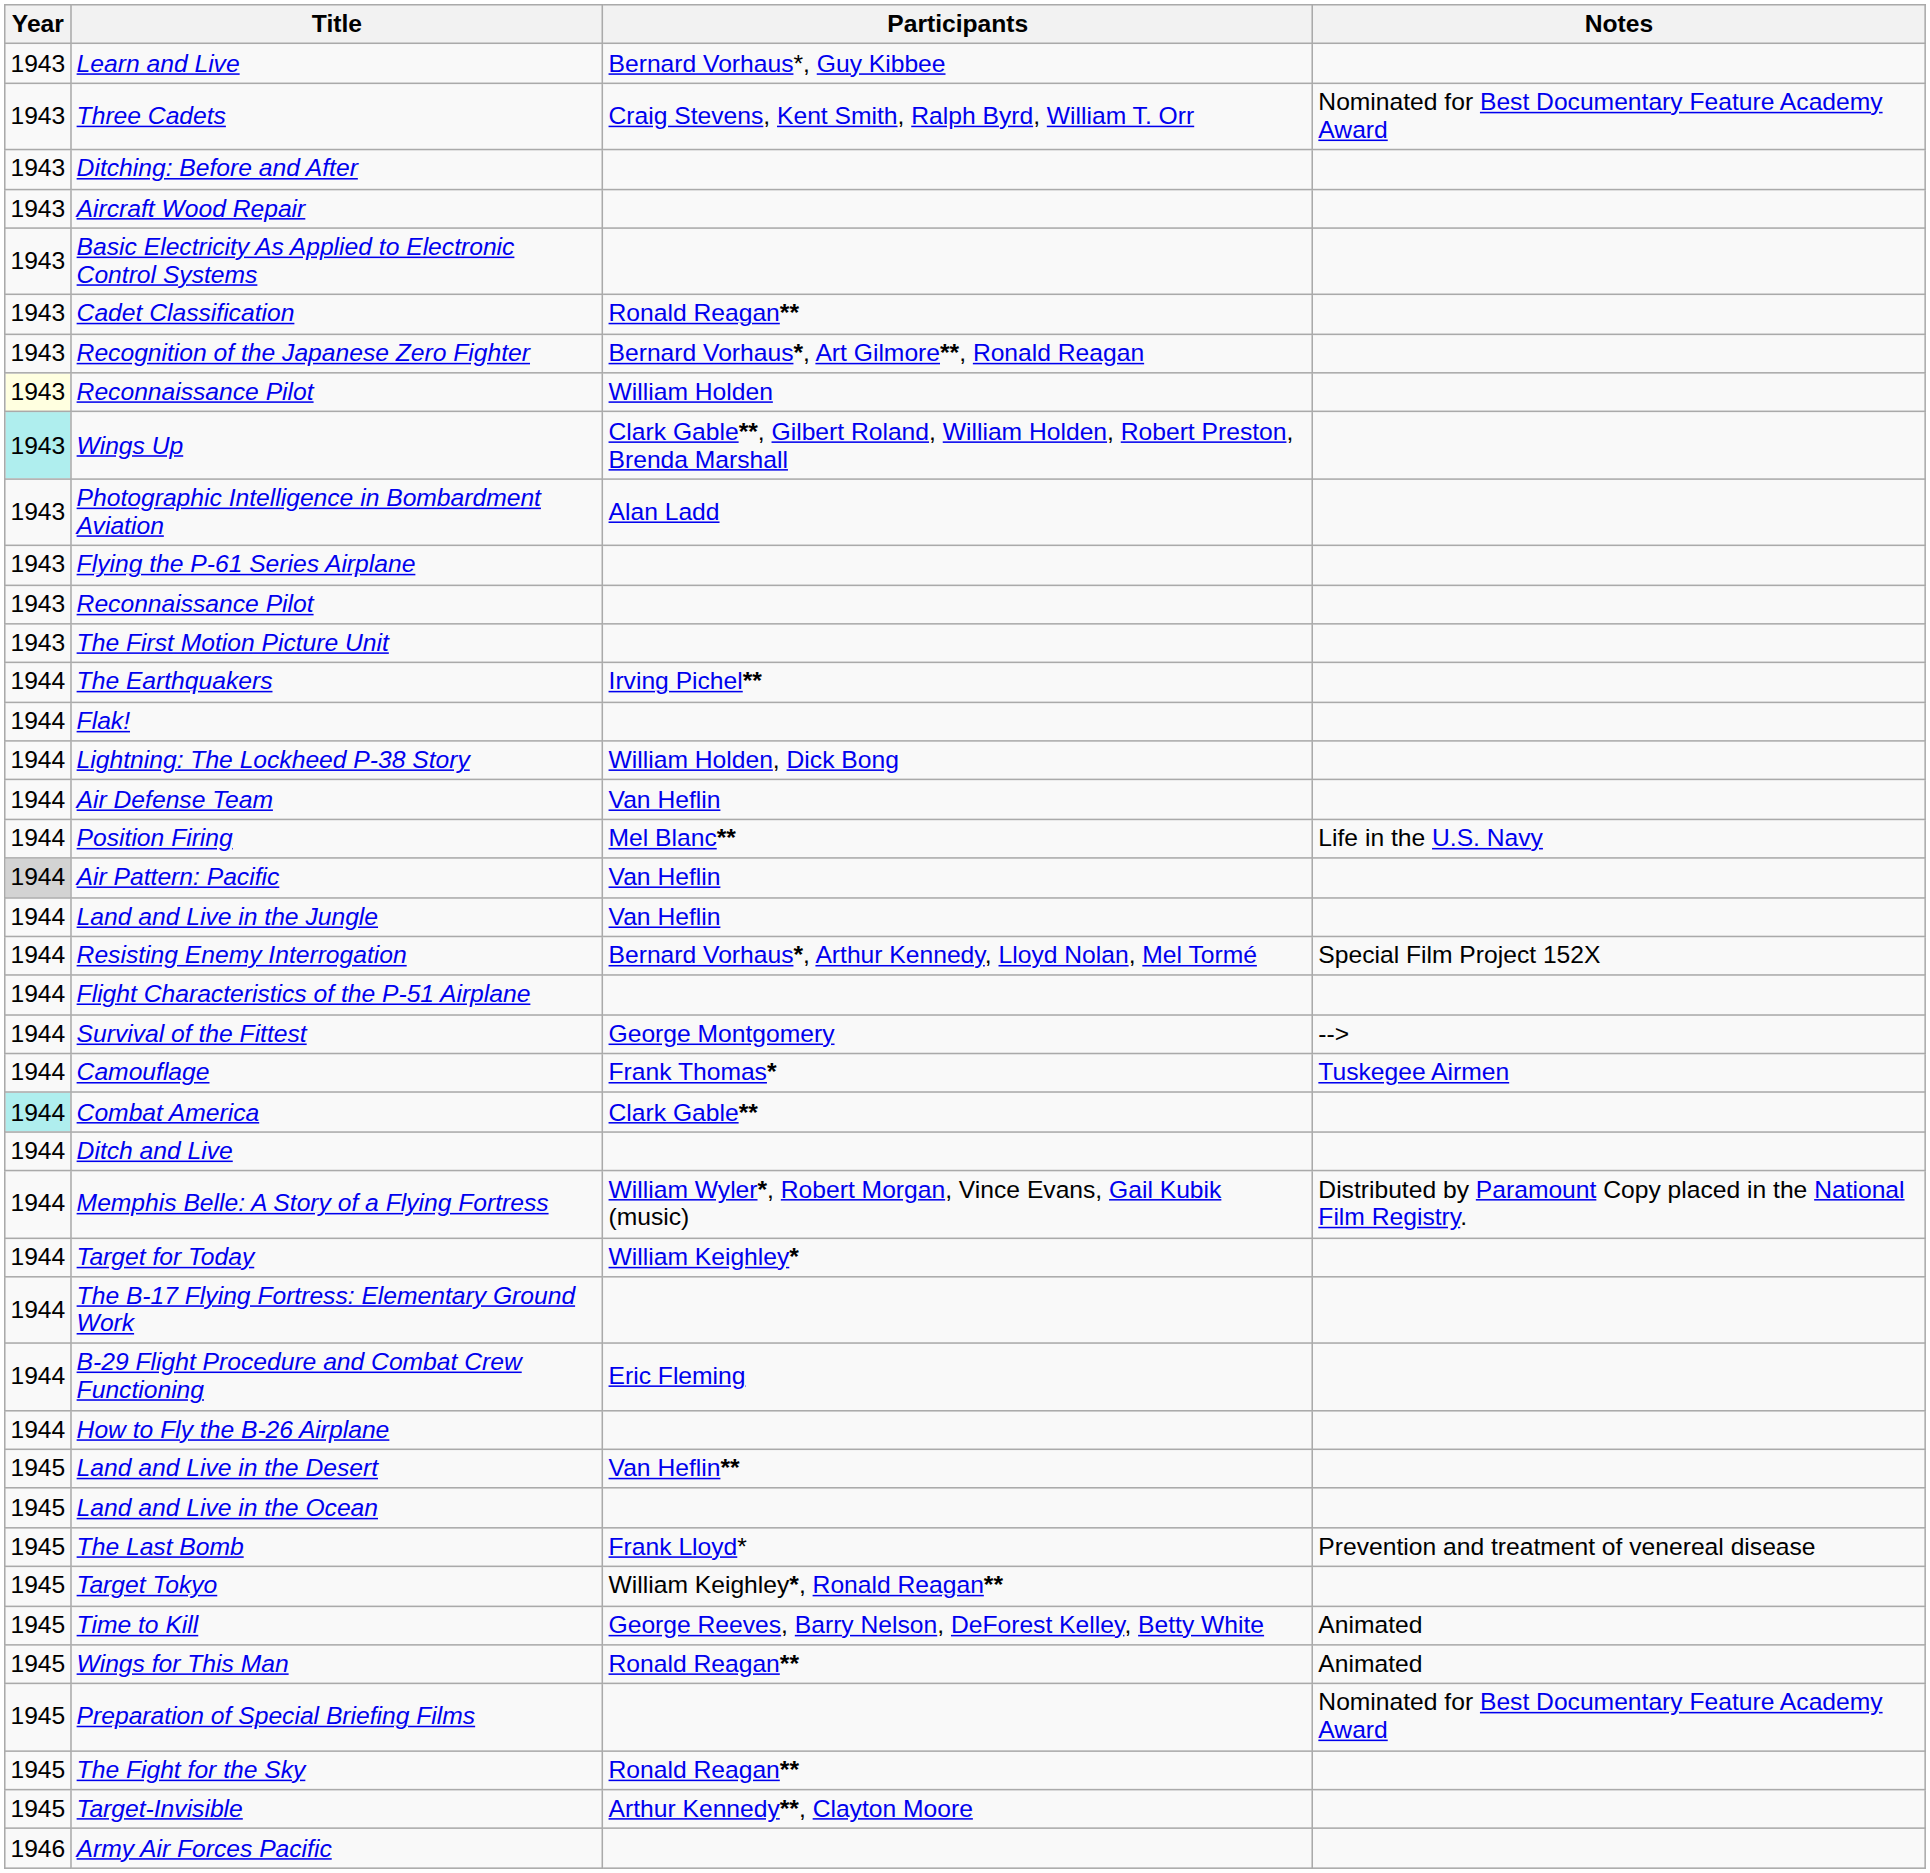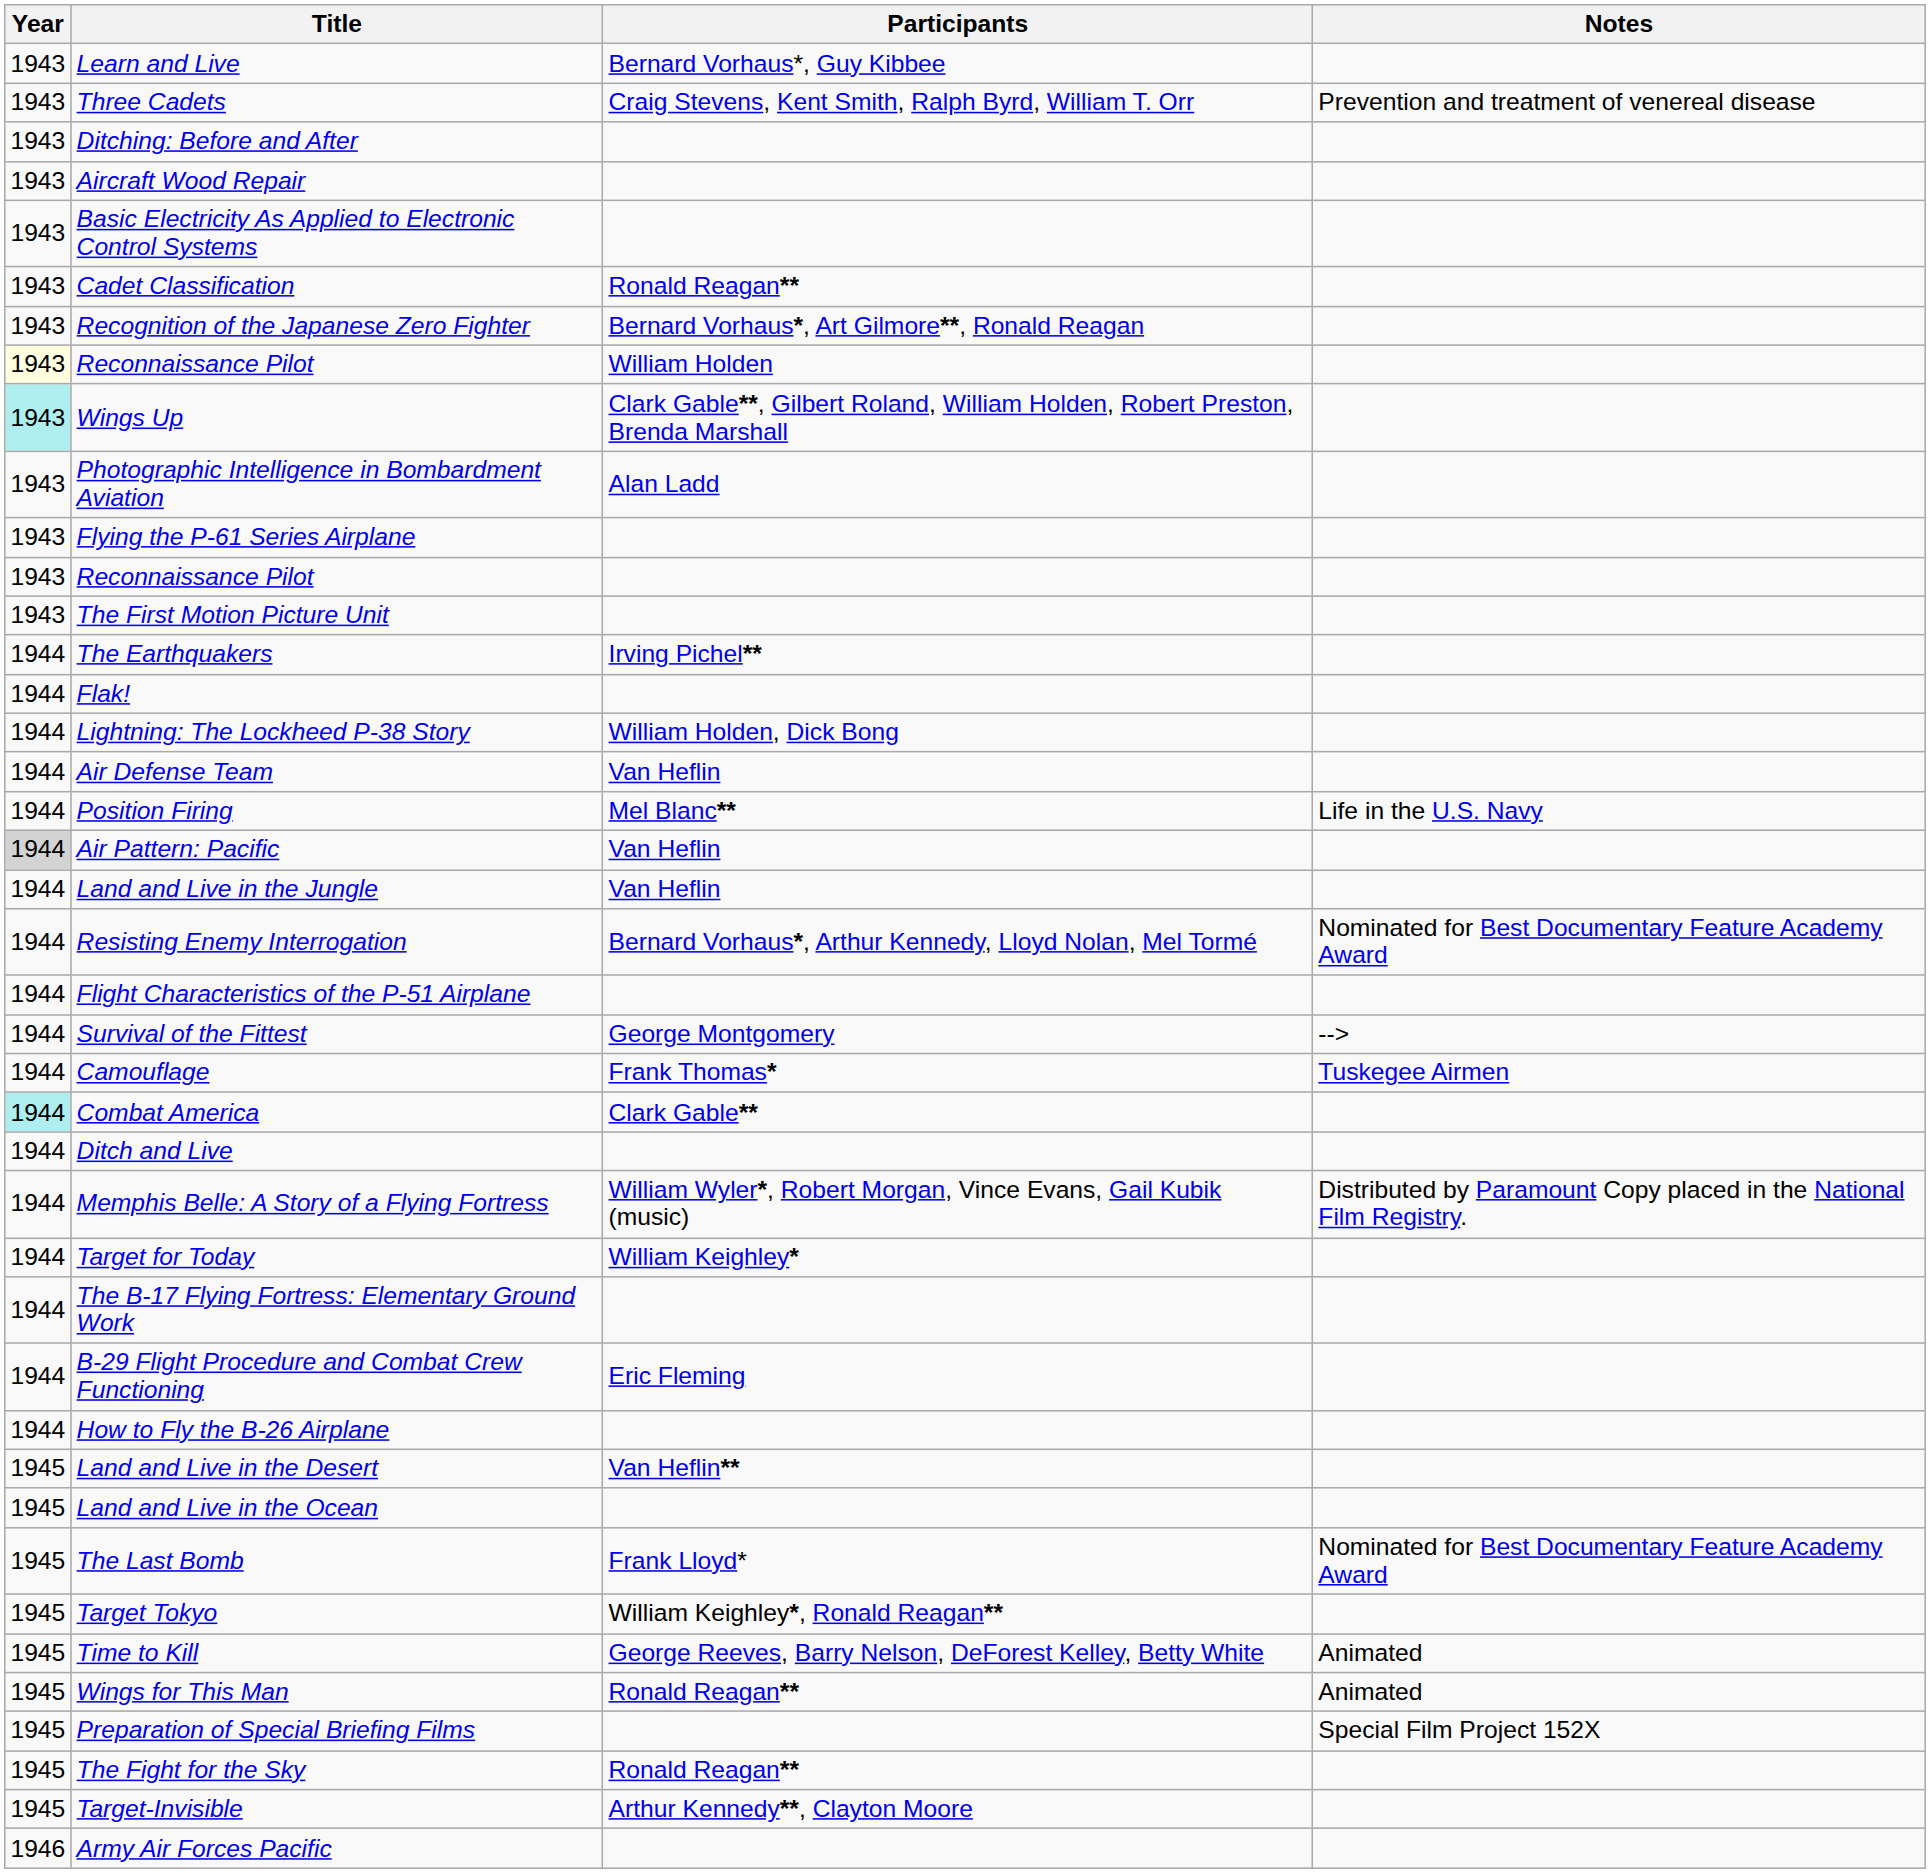(1600, 116) Nominated for Best Documentary Feature Academy Award -> (1567, 102) Prevention and treatment of venereal disease
(1459, 955) Special Film Project 152X -> (1600, 941) Nominated for Best Documentary Feature Academy Award
(1567, 1546) Prevention and treatment of venereal disease -> (1600, 1560) Nominated for Best Documentary Feature Academy Award
(1600, 1716) Nominated for Best Documentary Feature Academy Award -> (1459, 1730) Special Film Project 152X
